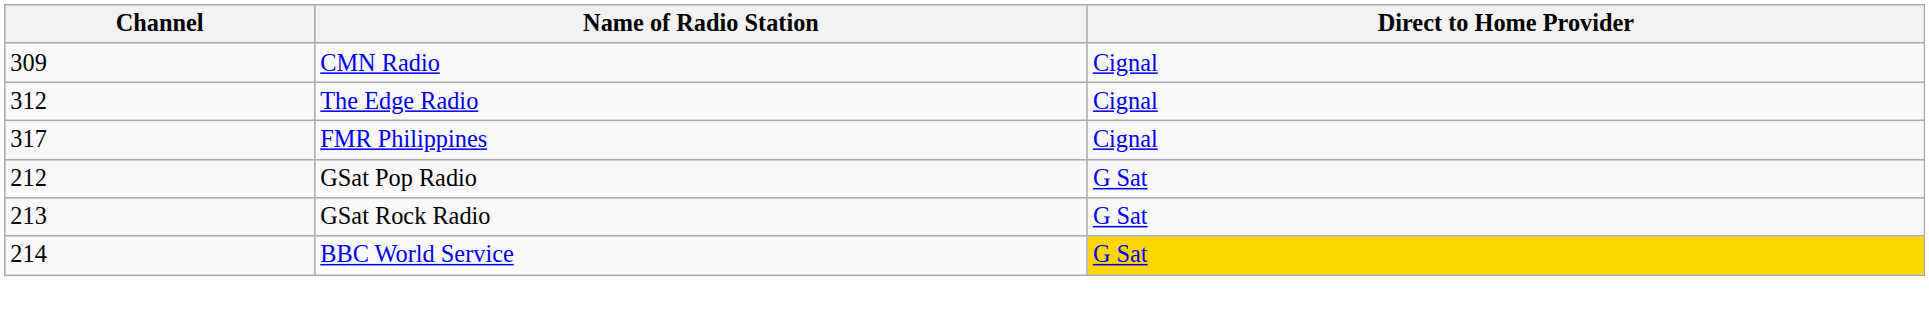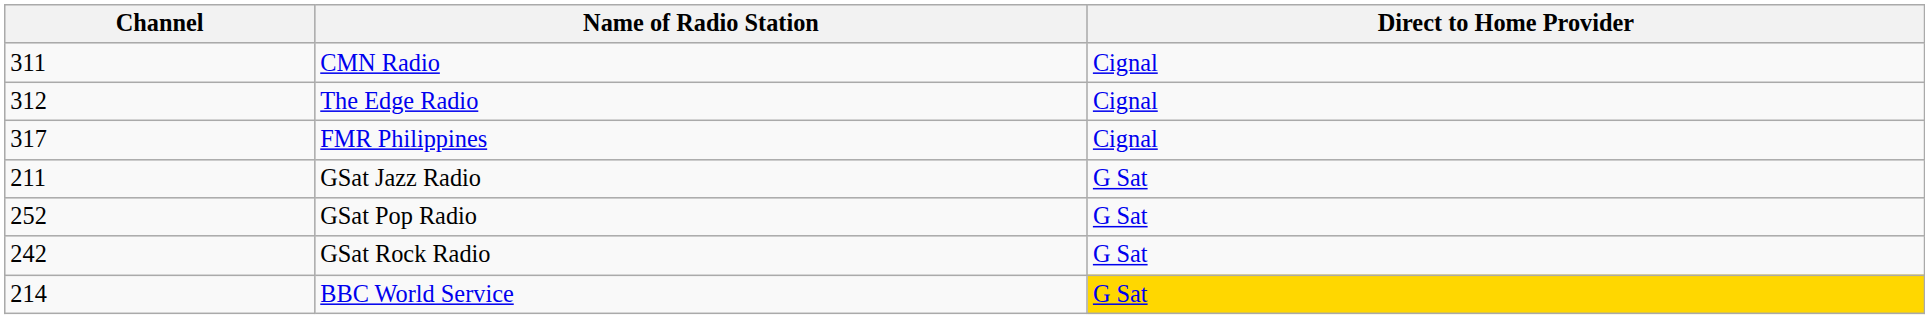(29, 62) 309 -> (28, 62) 311
+ row: (401, 178)
(29, 178) 212 -> (29, 216) 252
(29, 216) 213 -> (29, 255) 242
